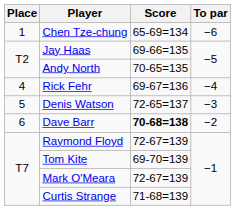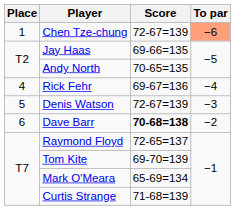(160, 31) 65-69=134 -> (160, 31) 72-67=139
(211, 31) no background -> (211, 31) lightsalmon background
(160, 104) 72-65=137 -> (160, 104) 72-67=139
(160, 141) 72-67=139 -> (160, 141) 72-65=137
(160, 178) 72-67=139 -> (160, 178) 65-69=134
